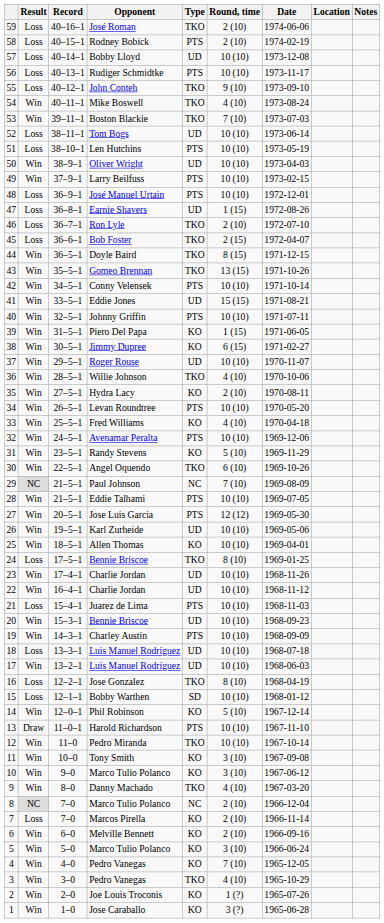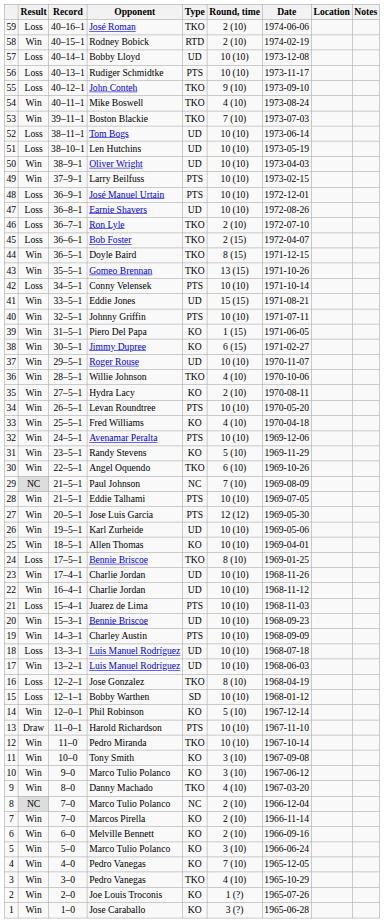(34, 42) Loss -> (34, 42) Win
(195, 42) PTS -> (195, 42) RTD
(195, 149) PTS -> (195, 149) UD
(235, 210) 1 (15) -> (235, 210) 10 (10)
(34, 286) Win -> (34, 286) Loss
(34, 819) Loss -> (34, 819) Win
